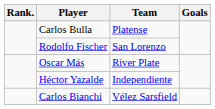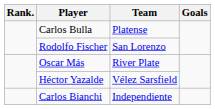(142, 79) Independiente -> (145, 79) Vélez Sarsfield
(145, 96) Vélez Sarsfield -> (142, 96) Independiente
